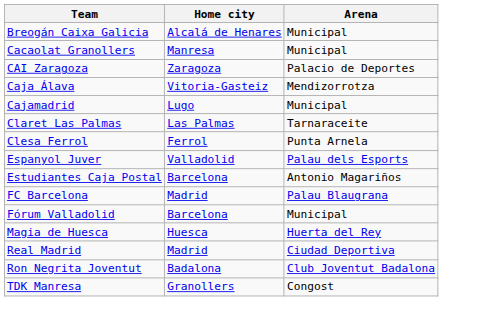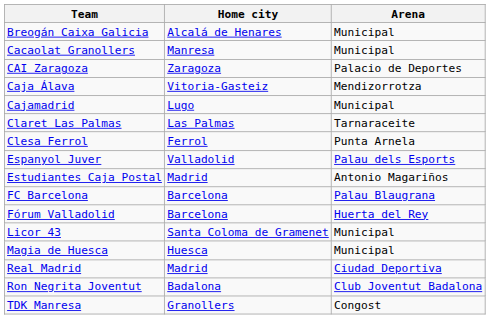(198, 178) Barcelona -> (187, 178) Madrid
(187, 196) Madrid -> (198, 196) Barcelona
(317, 214) Municipal -> (381, 214) Huerta del Rey
+ row: (34, 232)
(334, 232) Huerta del Rey -> (364, 250) Municipal
